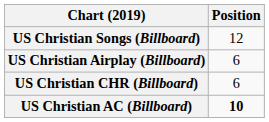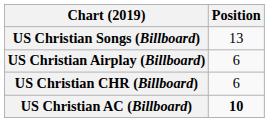(236, 38) 12 -> (236, 38) 13
